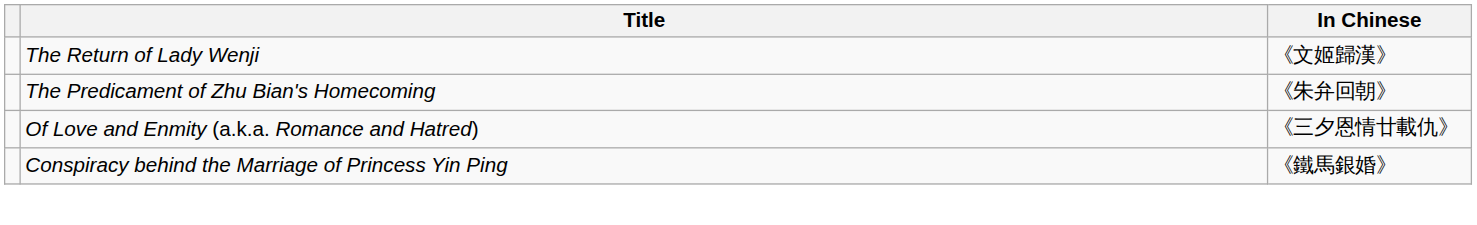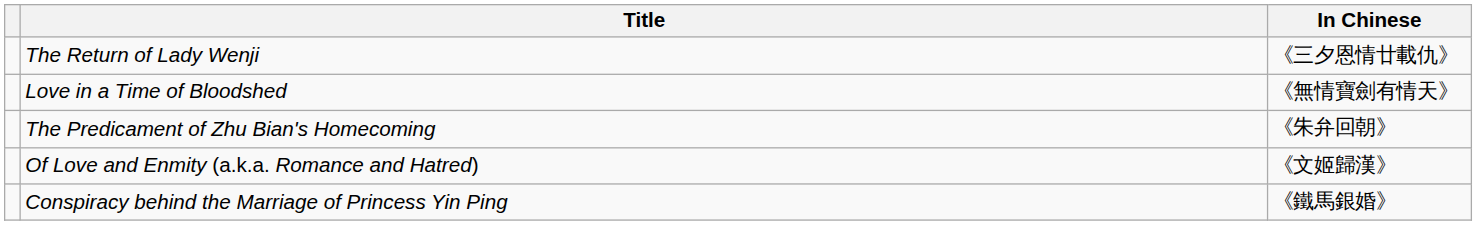(1335, 54) 《文姬歸漢》 -> (1365, 54) 《三夕恩情廿載仇》
+ row: (156, 92)
(1365, 128) 《三夕恩情廿載仇》 -> (1335, 164) 《文姬歸漢》
